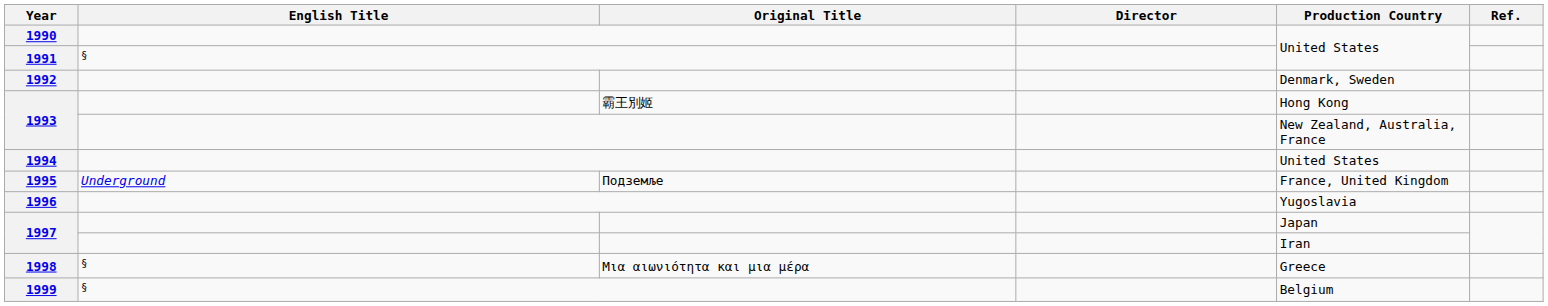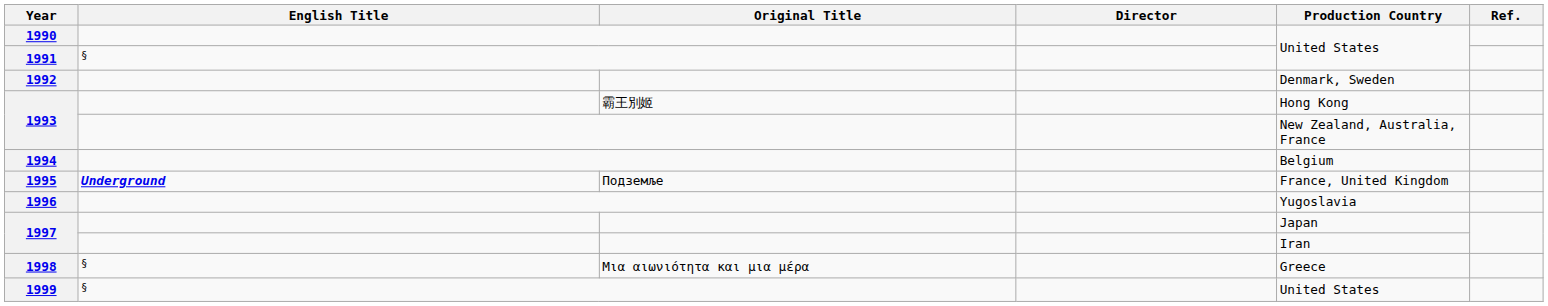(1329, 160) United States -> (1306, 160) Belgium
(123, 181) normal -> (123, 181) bold
(1306, 290) Belgium -> (1329, 290) United States
